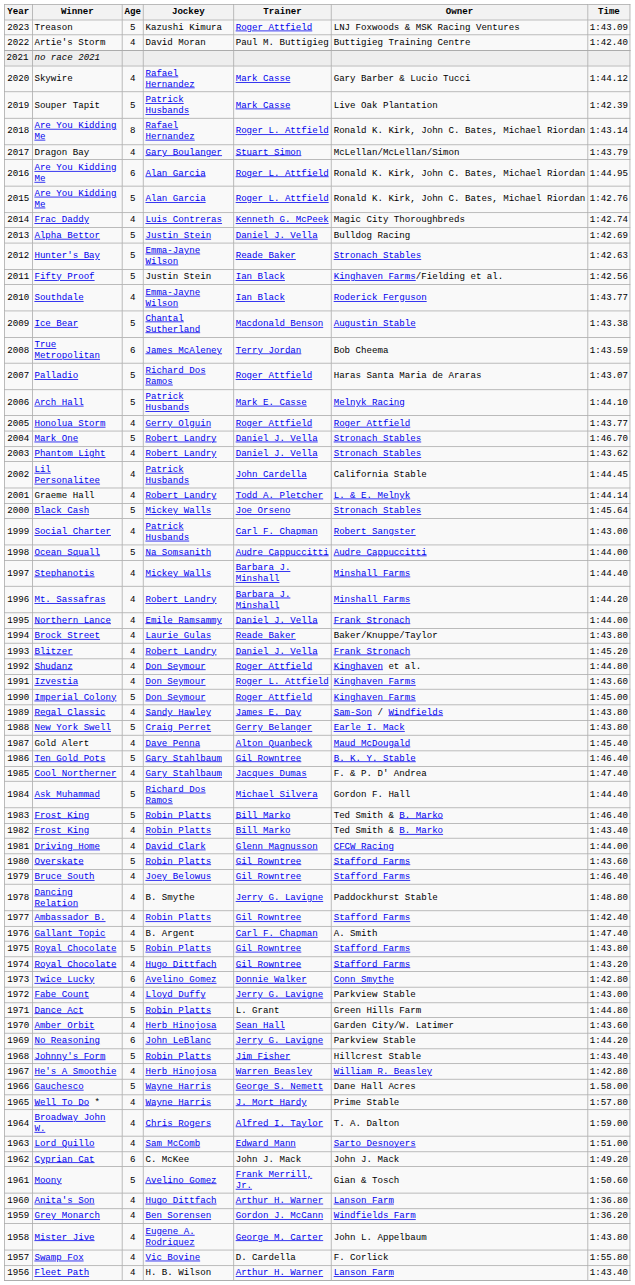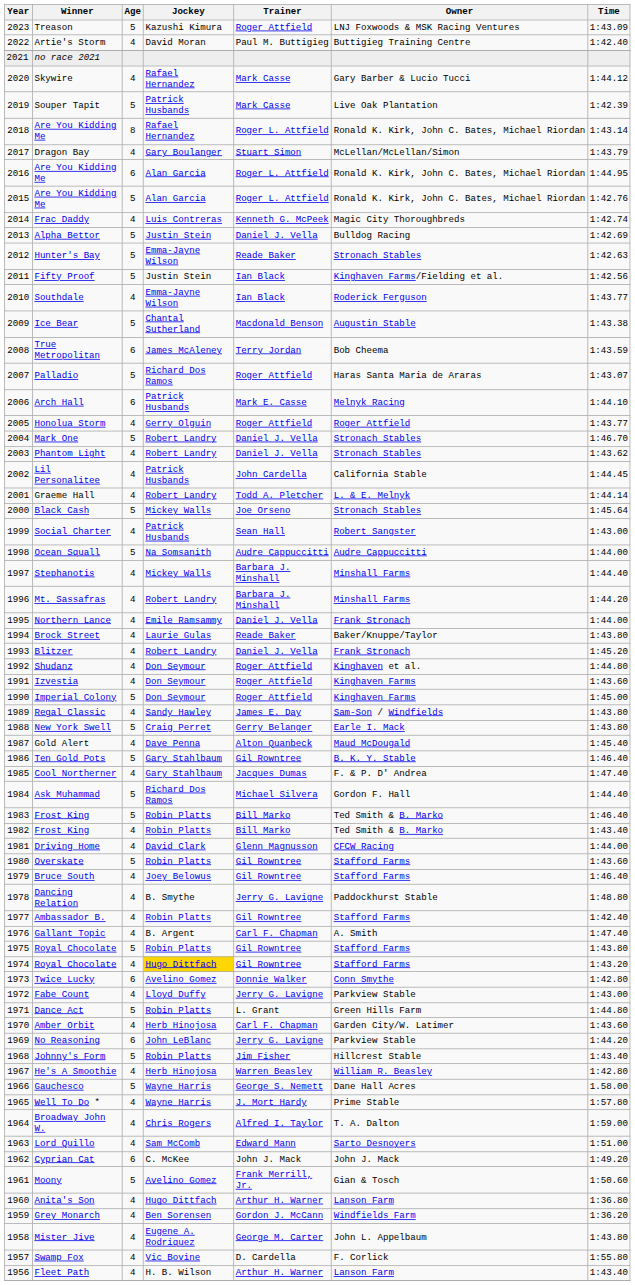(133, 402) 5 -> (133, 402) 6
(277, 532) Carl F. Chapman -> (260, 532) Sean Hall
(282, 681) Roger L. Attfield -> (274, 681) Roger Attfield
(181, 964) no background -> (181, 964) gold background
(260, 1025) Sean Hall -> (277, 1025) Carl F. Chapman
